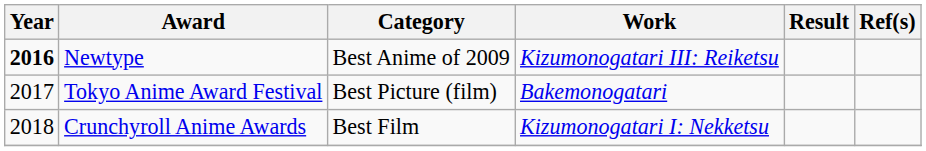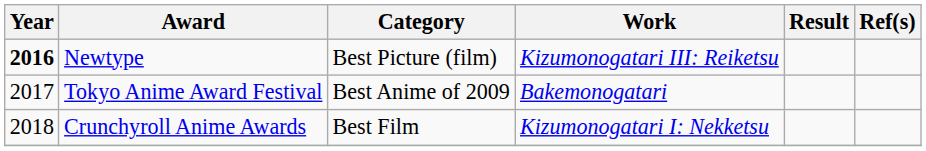(421, 57) Best Anime of 2009 -> (415, 57) Best Picture (film)
(415, 92) Best Picture (film) -> (421, 92) Best Anime of 2009
